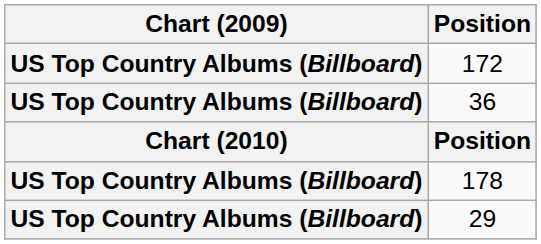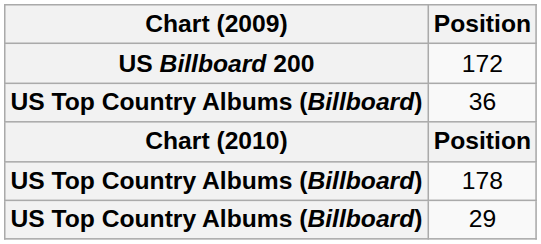(216, 63) US Top Country Albums (Billboard) -> (216, 63) US Billboard 200
